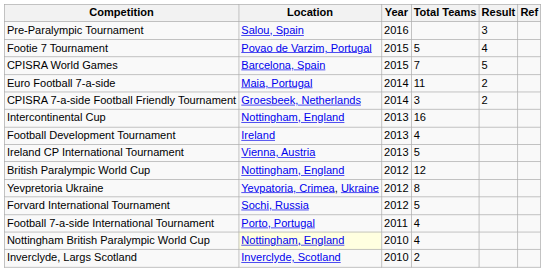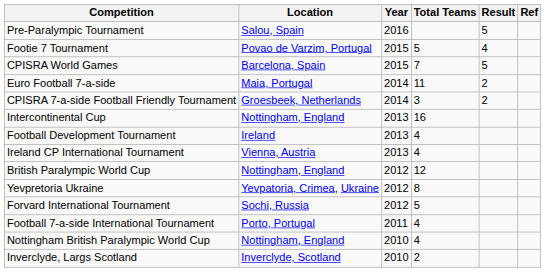(485, 30) 3 -> (485, 30) 5
(417, 153) 5 -> (417, 153) 4
(293, 240) lightyellow background -> (293, 240) no background
